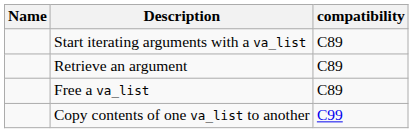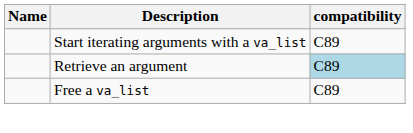(330, 66) no background -> (327, 66) lightblue background
- row: (182, 115)
